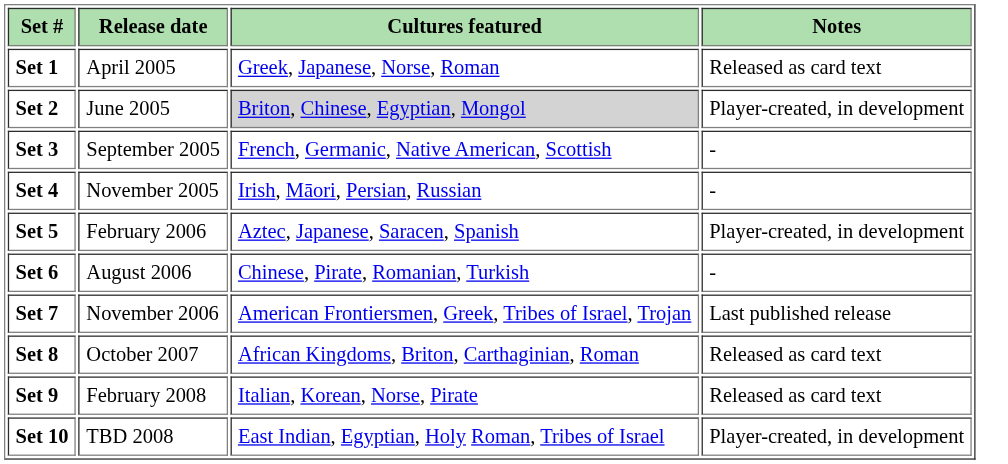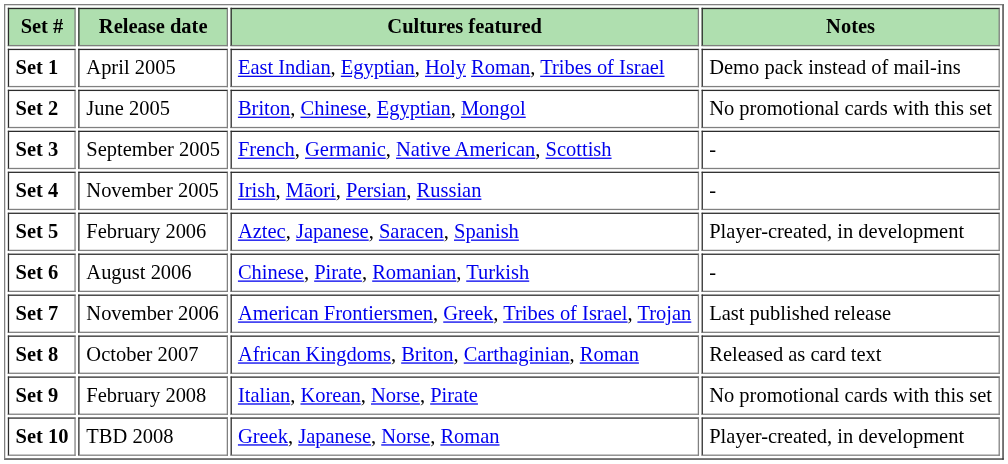(369, 67) Greek, Japanese, Norse, Roman -> (451, 67) East Indian, Egyptian, Holy Roman, Tribes of Israel
(795, 67) Released as card text -> (835, 67) Demo pack instead of mail-ins
(382, 108) lightgrey background -> (382, 108) no background
(837, 108) Player-created, in development -> (851, 108) No promotional cards with this set
(795, 395) Released as card text -> (851, 395) No promotional cards with this set
(451, 436) East Indian, Egyptian, Holy Roman, Tribes of Israel -> (369, 436) Greek, Japanese, Norse, Roman
